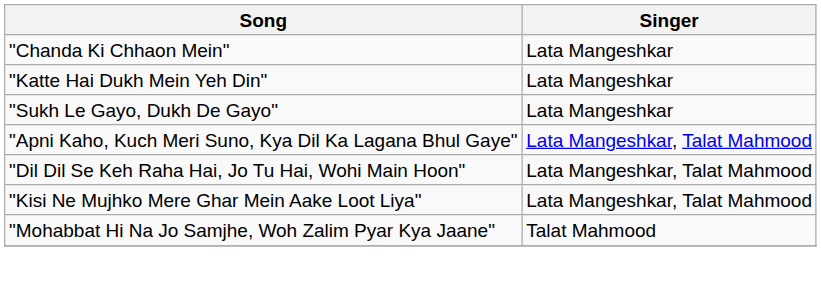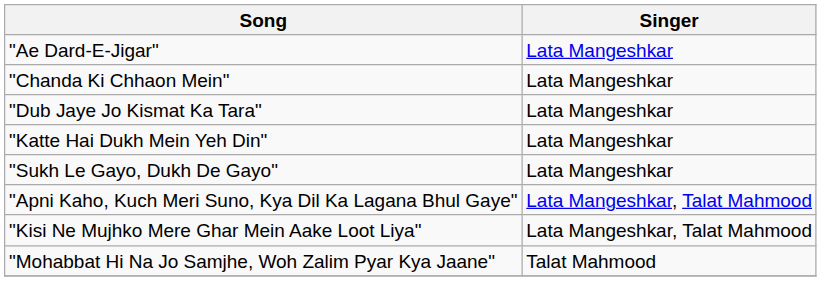+ row: (84, 50)
+ row: (135, 110)
- row: (237, 170)
